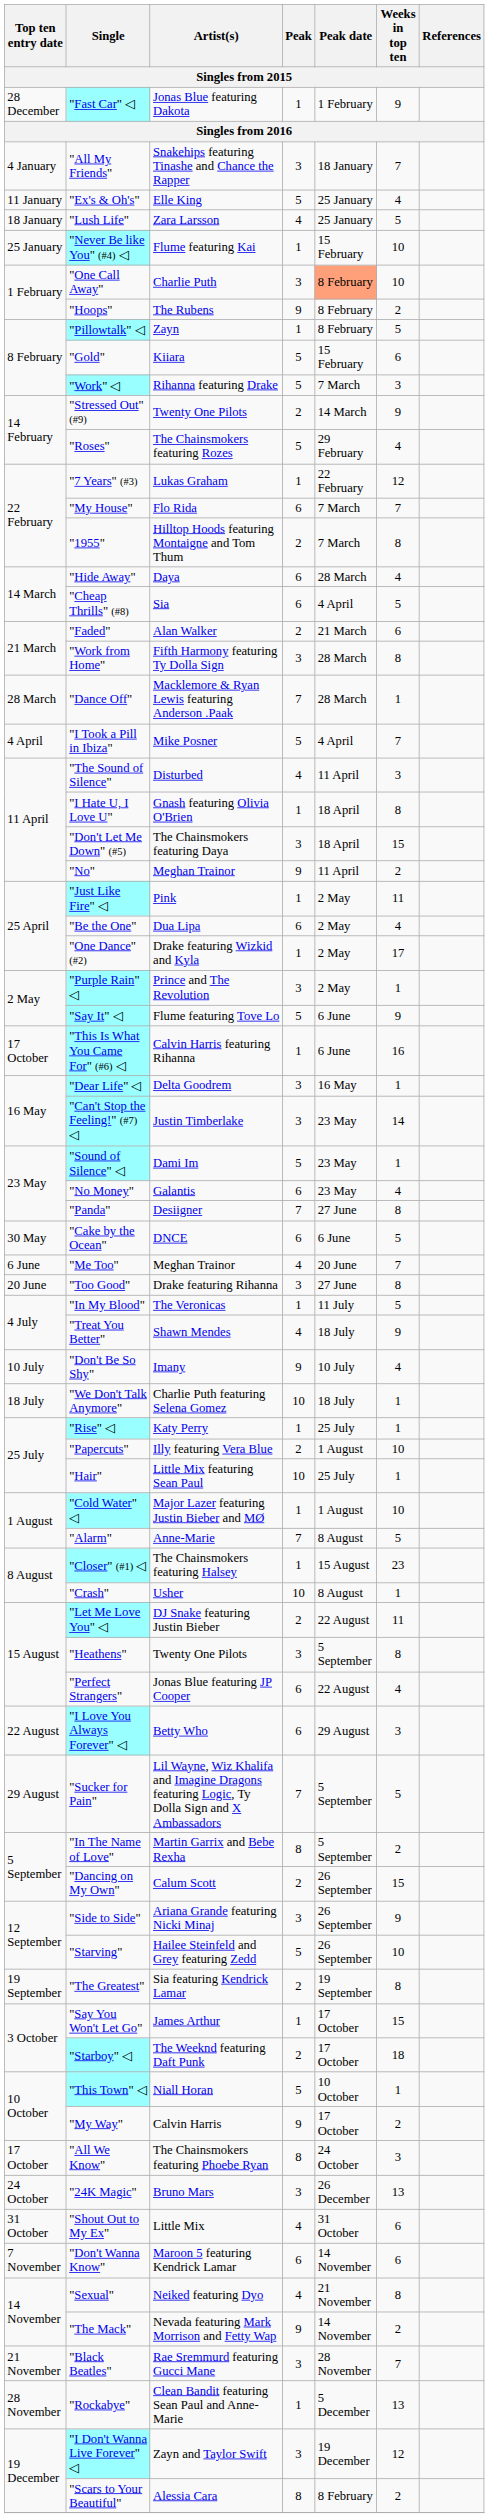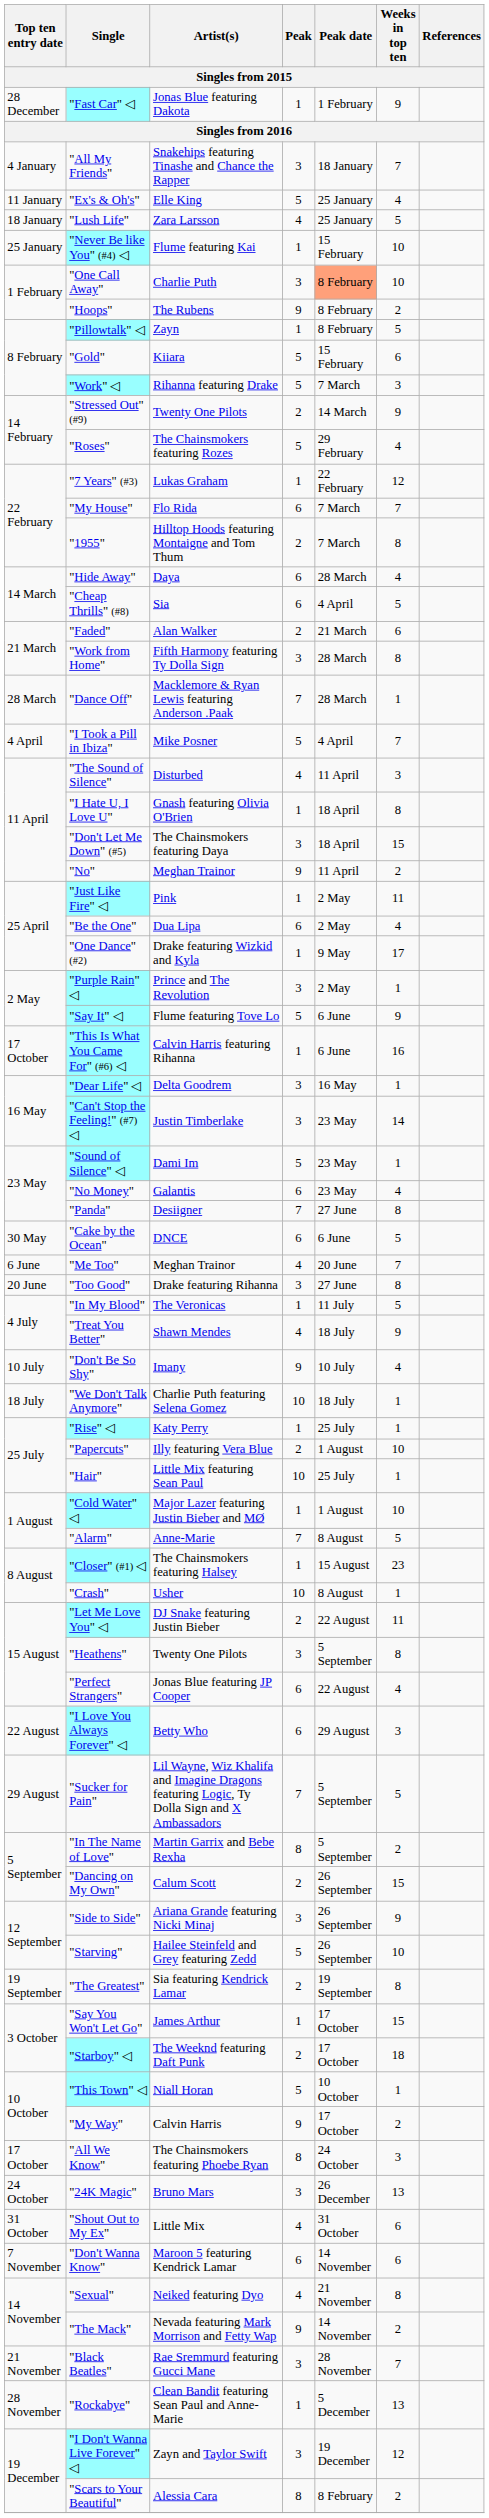(334, 953) 2 May -> (334, 953) 9 May
